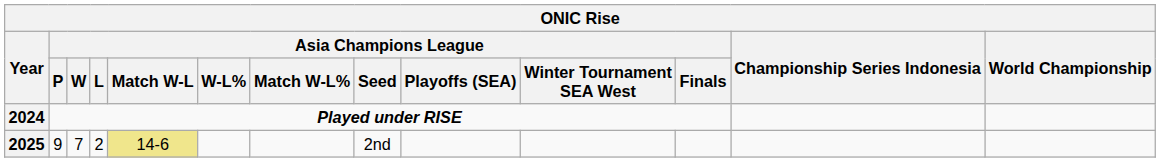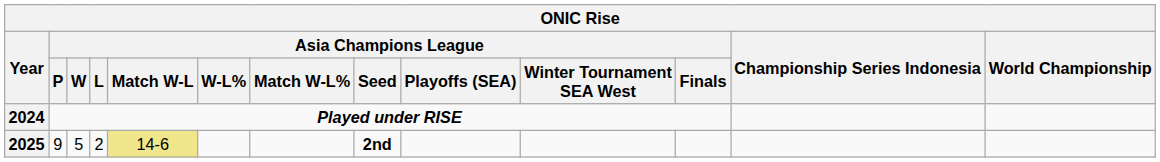(79, 144) 7 -> (79, 144) 5
(377, 144) normal -> (377, 144) bold
